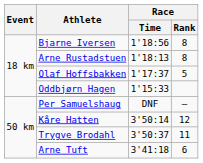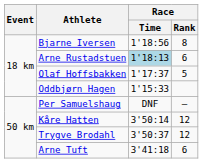(150, 58) no background -> (150, 58) lightblue background
(185, 58) 8 -> (185, 58) 6
(185, 134) 11 -> (185, 134) 12
